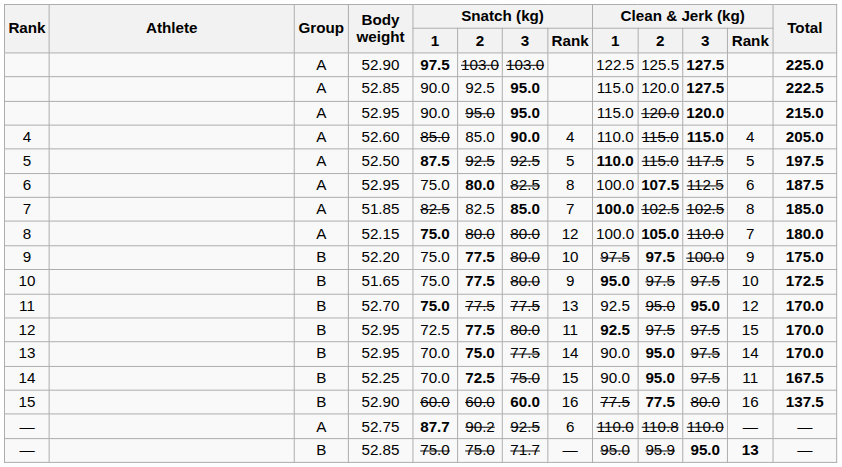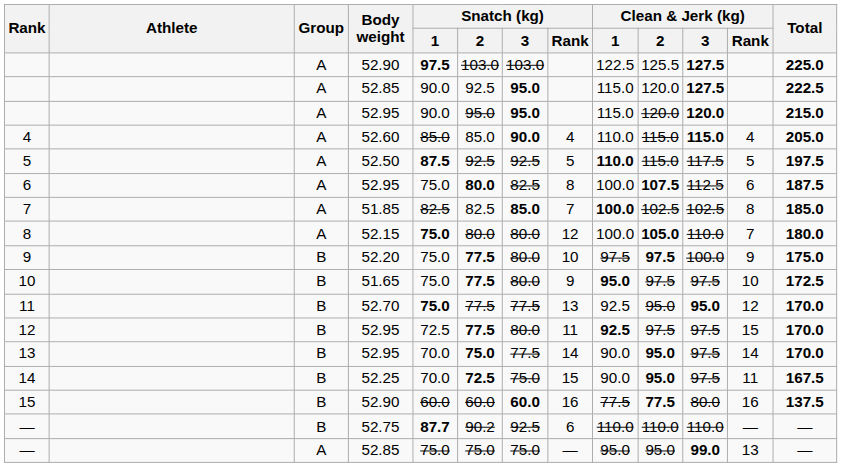(321, 426) A -> (321, 426) B
(660, 426) 110.8 -> (660, 426) 110.0
(321, 450) B -> (321, 450) A
(525, 450) 71.7 -> (525, 450) 75.0
(660, 450) 95.9 -> (660, 450) 95.0
(705, 450) 95.0 -> (705, 450) 99.0
(750, 450) bold -> (750, 450) normal
